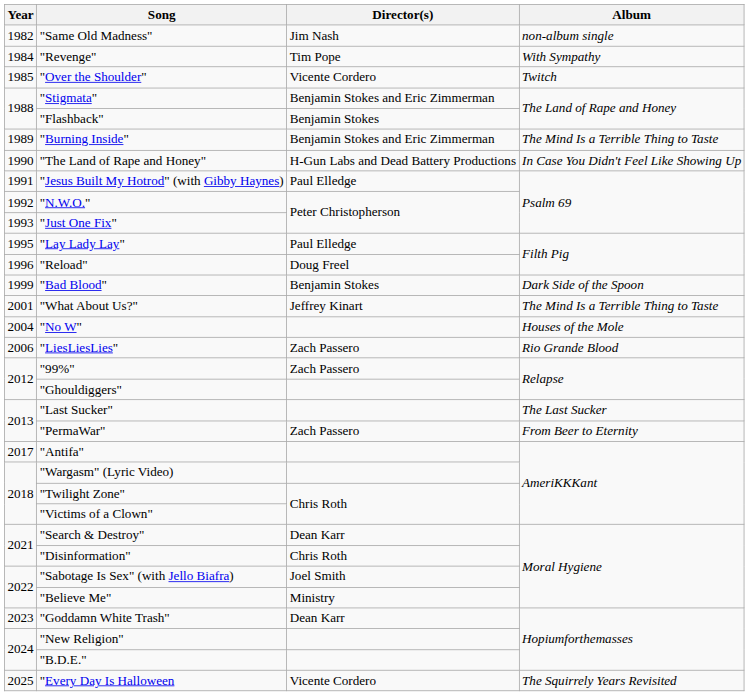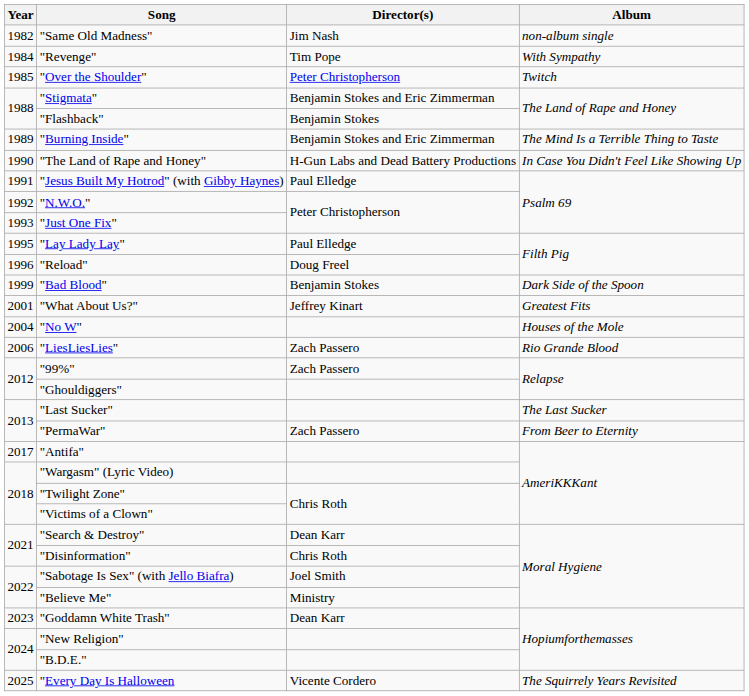(333, 77) Vicente Cordero -> (345, 77) Peter Christopherson
(620, 306) The Mind Is a Terrible Thing to Taste -> (556, 306) Greatest Fits
